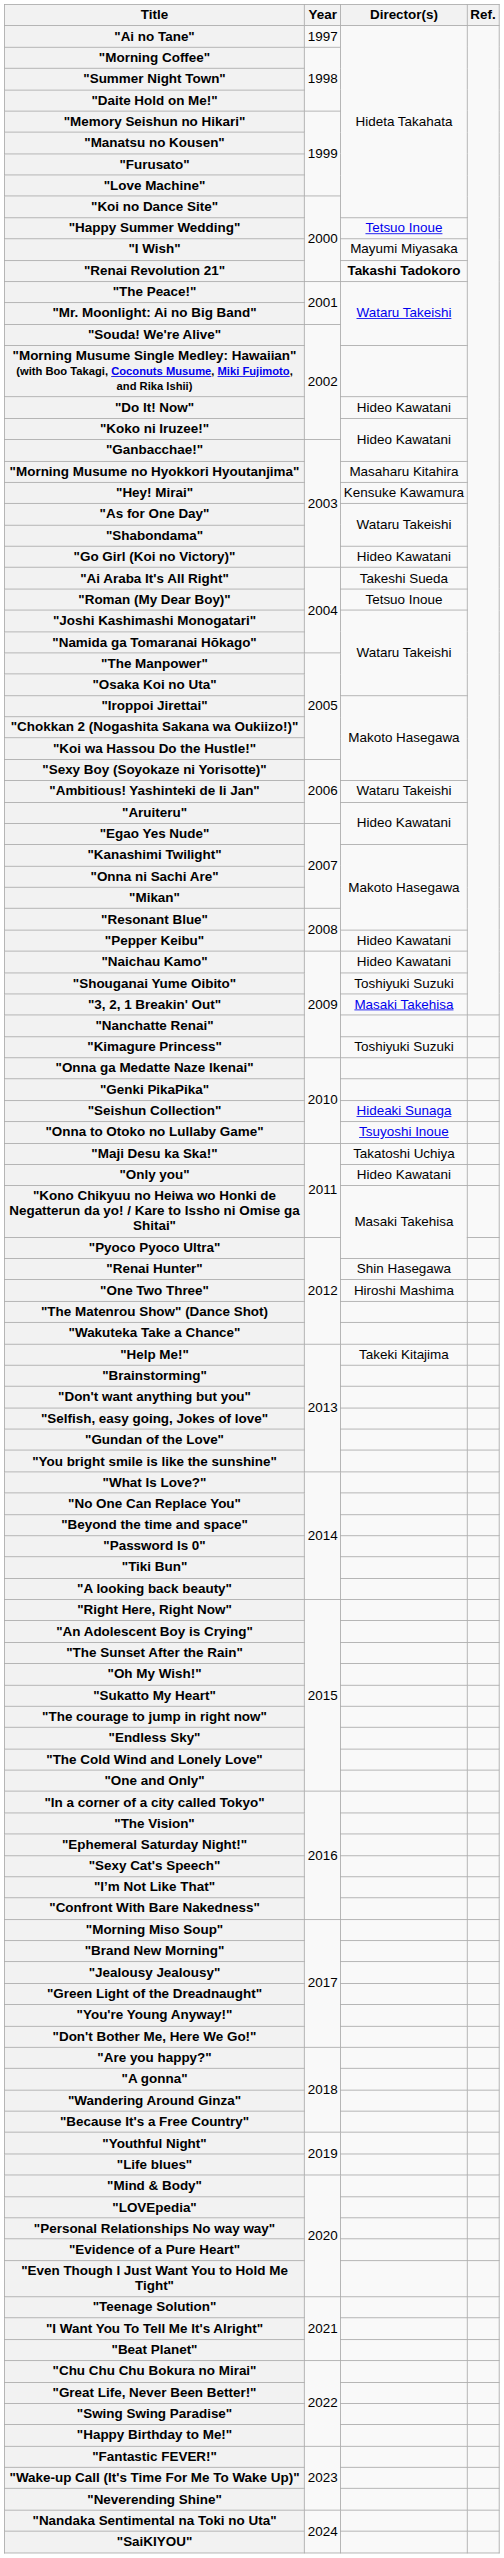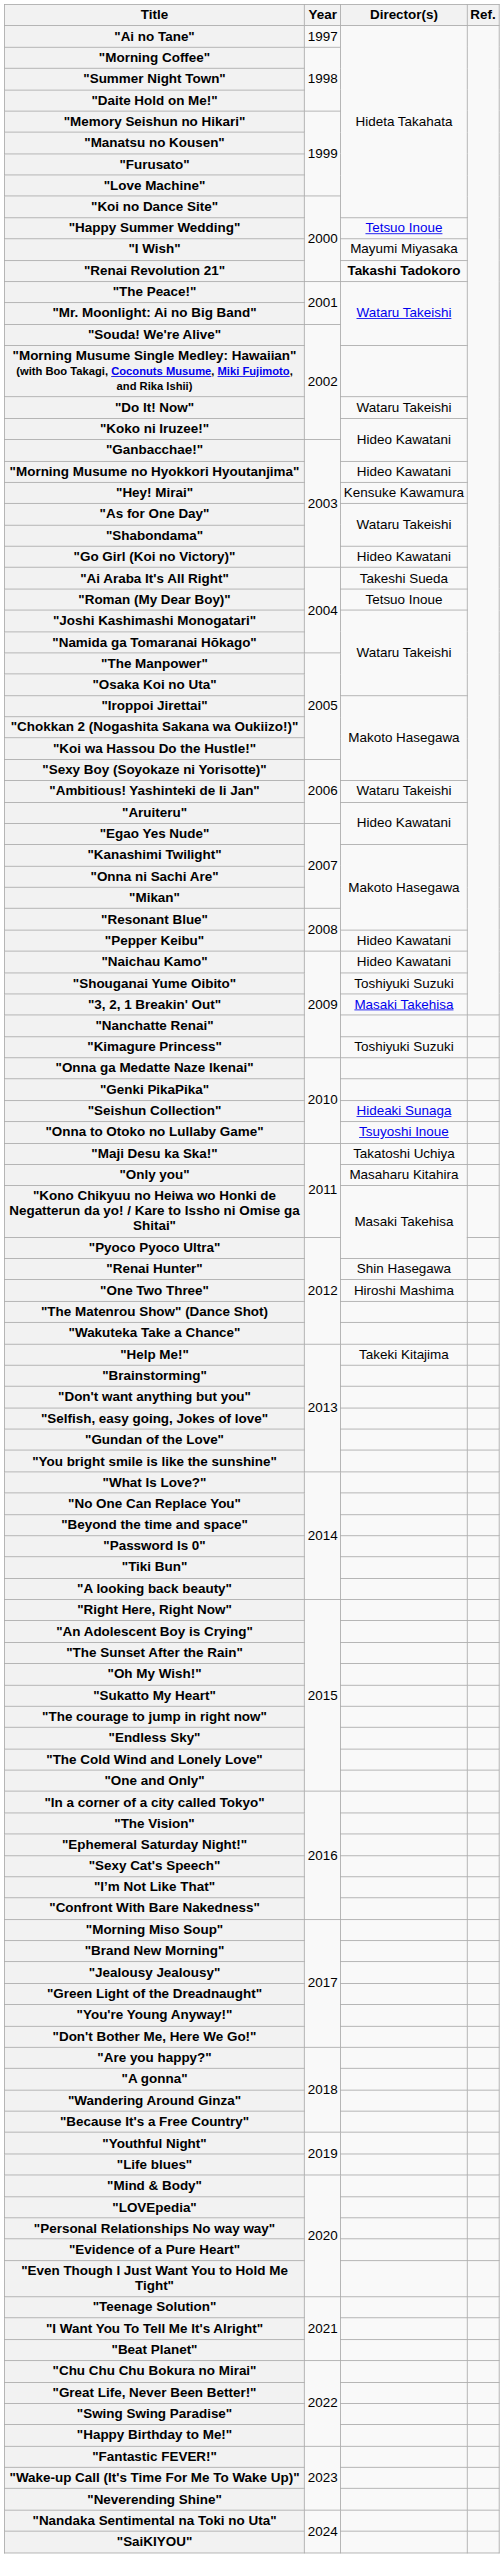(404, 407) Hideo Kawatani -> (404, 407) Wataru Takeishi
(404, 471) Masaharu Kitahira -> (404, 471) Hideo Kawatani
(404, 1175) Hideo Kawatani -> (404, 1175) Masaharu Kitahira
